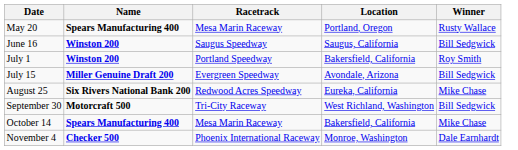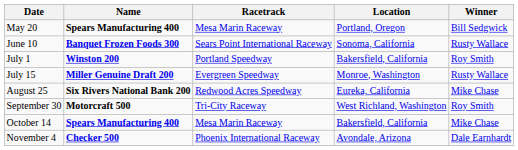(467, 28) Rusty Wallace -> (479, 28) Bill Sedgwick
+ row: (22, 43)
- row: (22, 43)
(361, 75) Avondale, Arizona -> (378, 75) Monroe, Washington
(467, 75) Bill Sedgwick -> (480, 75) Rusty Wallace
(467, 106) Bill Sedgwick -> (472, 106) Roy Smith
(366, 138) Monroe, Washington -> (374, 138) Avondale, Arizona
